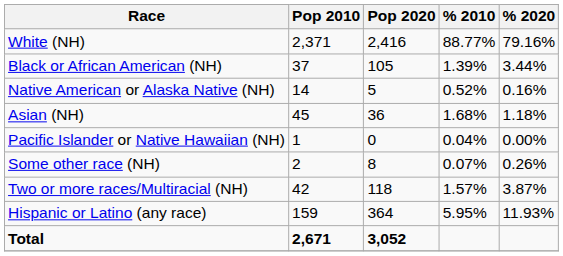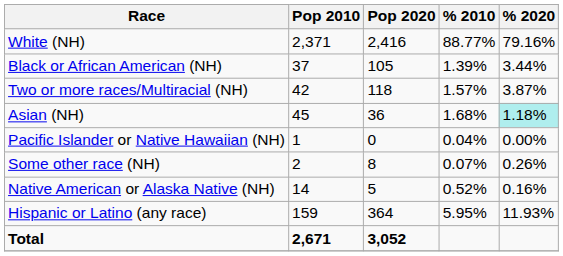rows swapped: (141, 90) <-> (128, 189)
(525, 115) no background -> (525, 115) paleturquoise background
